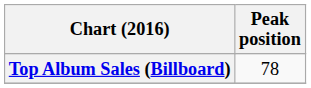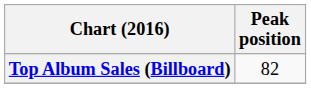(270, 68) 78 -> (270, 68) 82
